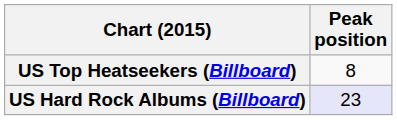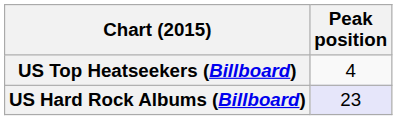(351, 70) 8 -> (351, 70) 4
